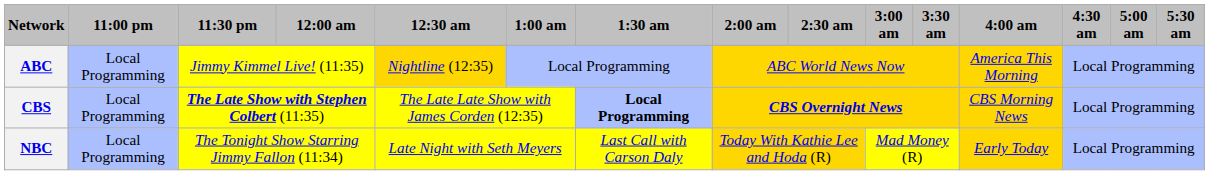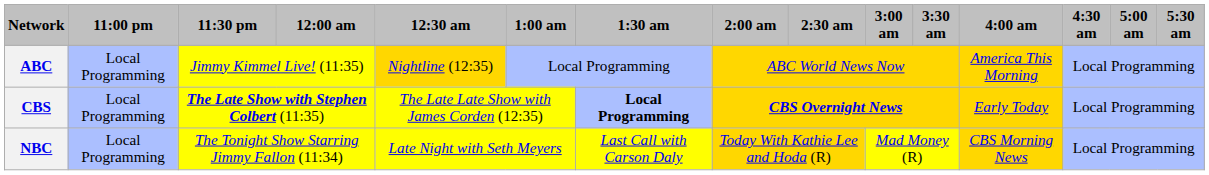(1011, 107) CBS Morning News -> (1011, 107) Early Today
(1011, 148) Early Today -> (1011, 148) CBS Morning News
